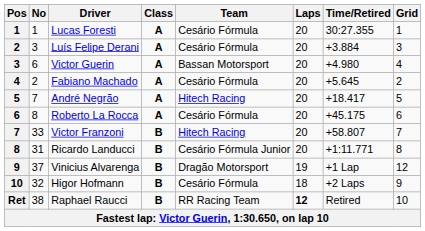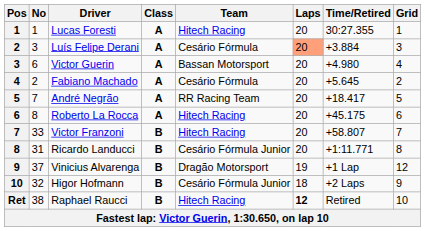(218, 30) Cesário Fórmula -> (212, 30) Hitech Racing
(301, 47) no background -> (301, 47) lightsalmon background
(212, 99) Hitech Racing -> (219, 99) RR Racing Team
(218, 116) Cesário Fórmula -> (212, 116) Hitech Racing
(218, 184) Cesário Fórmula -> (234, 184) Cesário Fórmula Junior
(219, 201) RR Racing Team -> (212, 201) Hitech Racing
